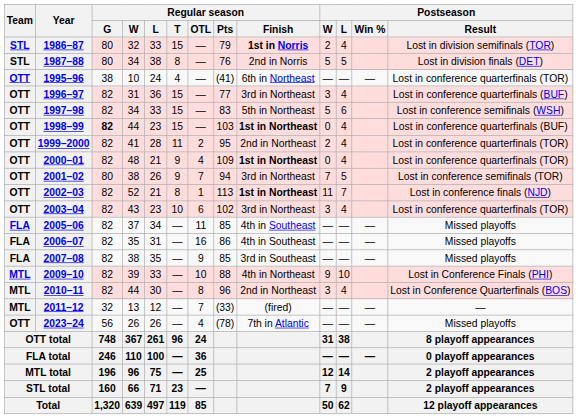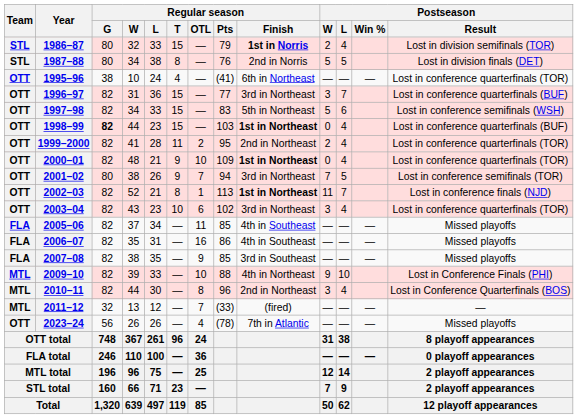(344, 95) 4 -> (344, 95) 7
(201, 160) 4 -> (201, 160) 10
